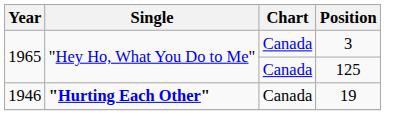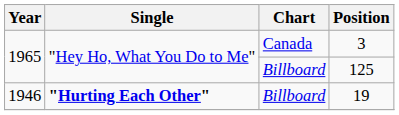(288, 69) Canada -> (294, 69) Billboard
(288, 95) Canada -> (294, 95) Billboard
